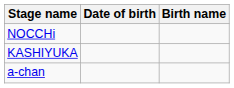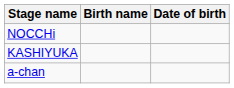columns swapped: (194, 14) <-> (120, 14)
